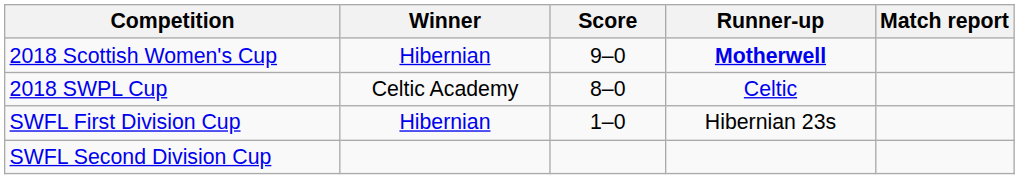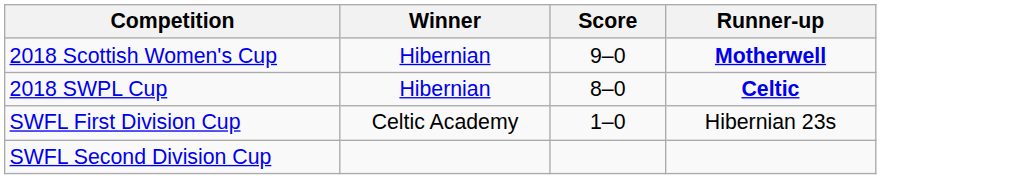- column: (944, 21)
(445, 88) Celtic Academy -> (445, 88) Hibernian
(770, 88) normal -> (770, 88) bold
(445, 122) Hibernian -> (445, 122) Celtic Academy
